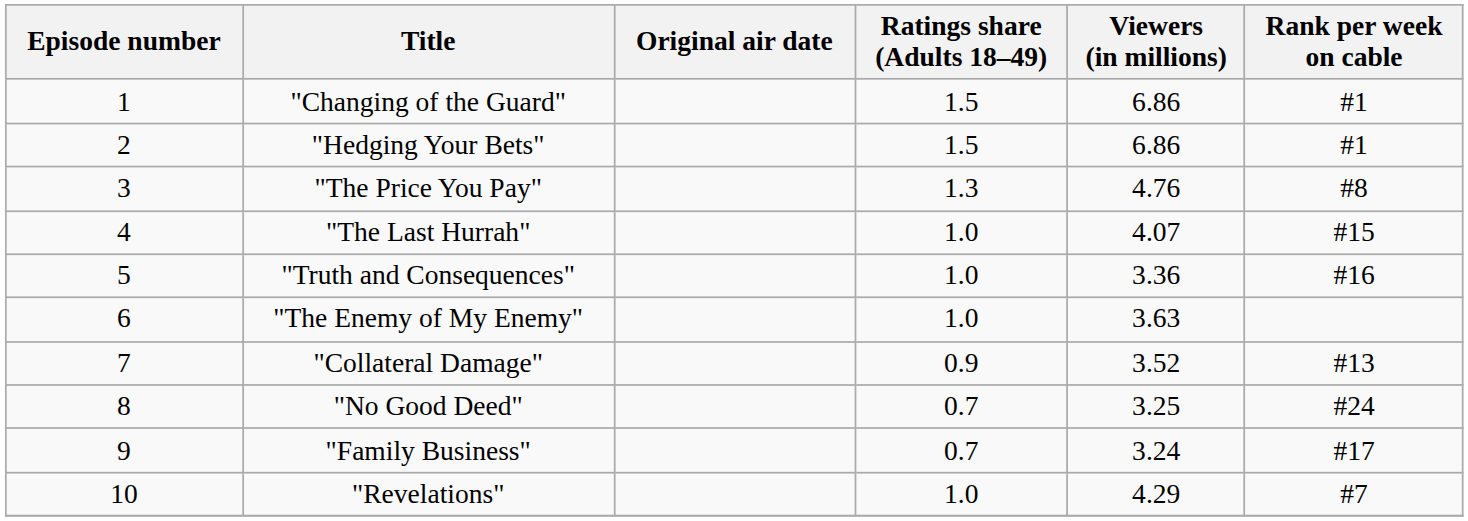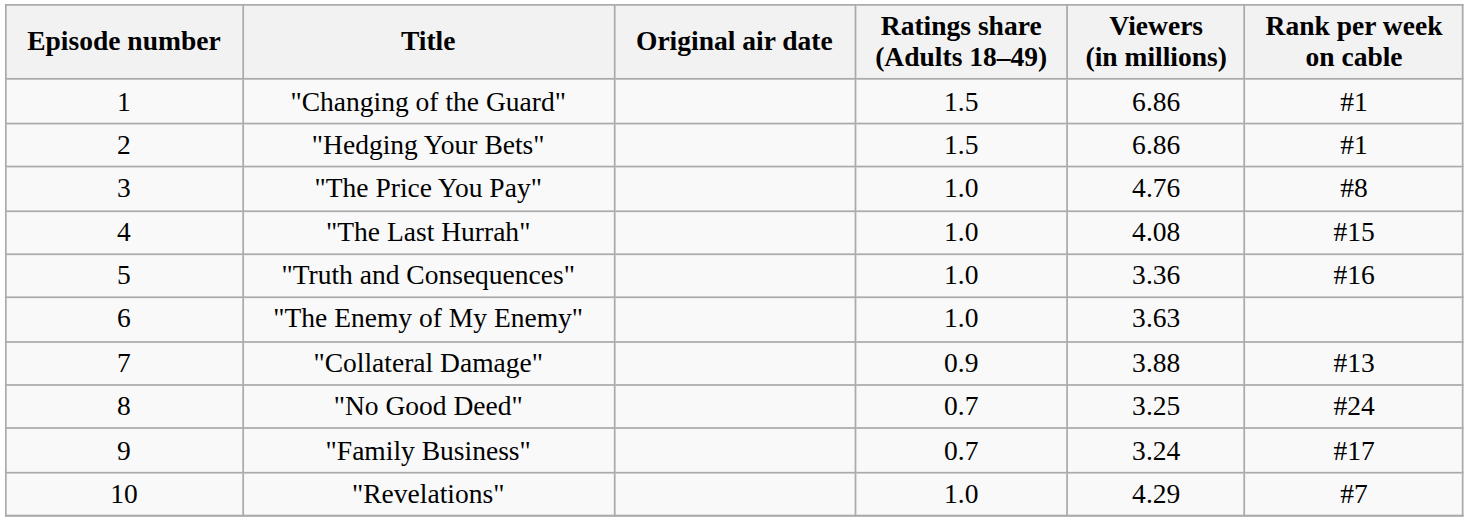(961, 188) 1.3 -> (961, 188) 1.0
(1156, 231) 4.07 -> (1156, 231) 4.08
(1156, 362) 3.52 -> (1156, 362) 3.88
